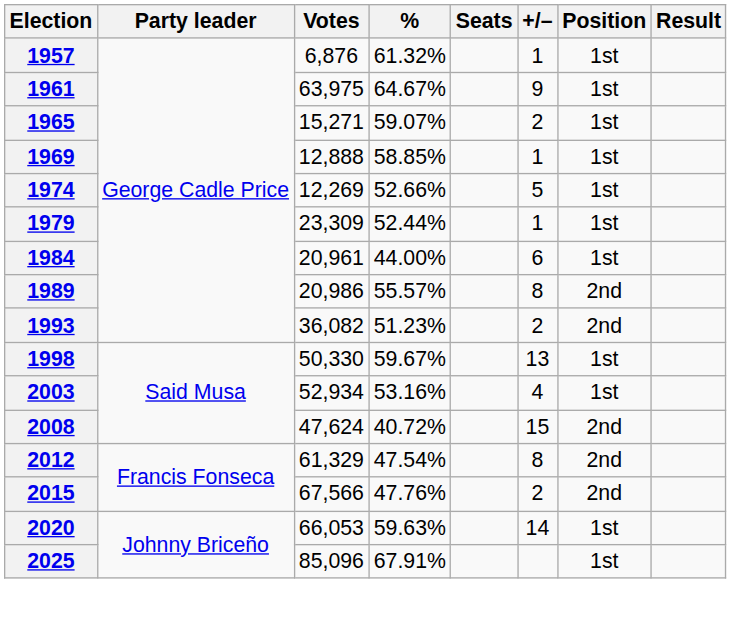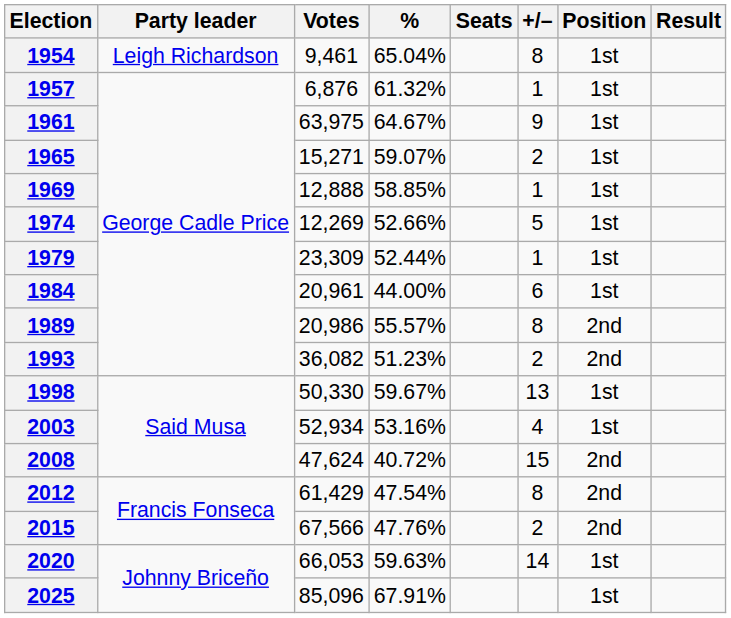+ row: (51, 55)
(331, 460) 61,329 -> (331, 493) 61,429
